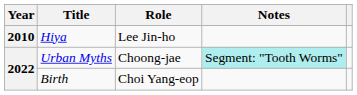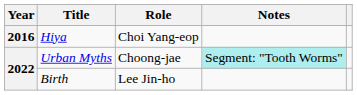(21, 36) 2010 -> (21, 36) 2016
(147, 36) Lee Jin-ho -> (158, 36) Choi Yang-eop
(158, 79) Choi Yang-eop -> (147, 79) Lee Jin-ho
